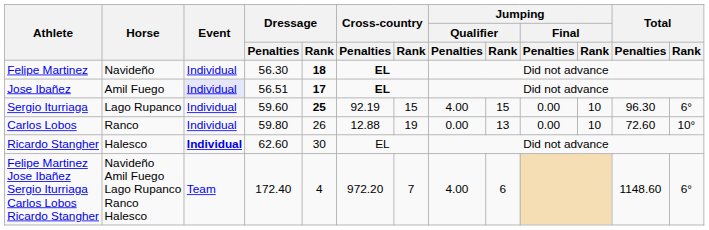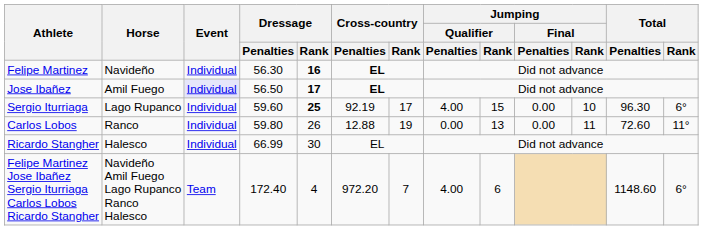(319, 70) 18 -> (314, 70) 16
(273, 89) 56.51 -> (268, 89) 56.50
(411, 107) 15 -> (406, 107) 17
(595, 126) 10 -> (589, 126) 11
(686, 126) 10° -> (681, 126) 11°
(214, 145) bold -> (212, 145) normal
(273, 145) 62.60 -> (268, 145) 66.99
